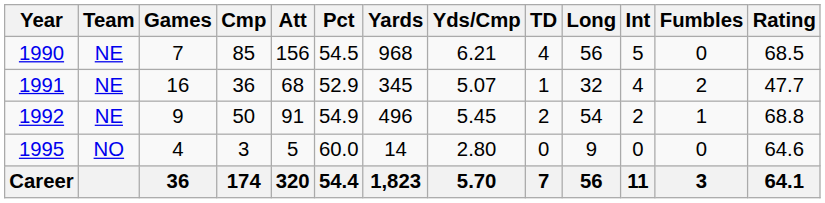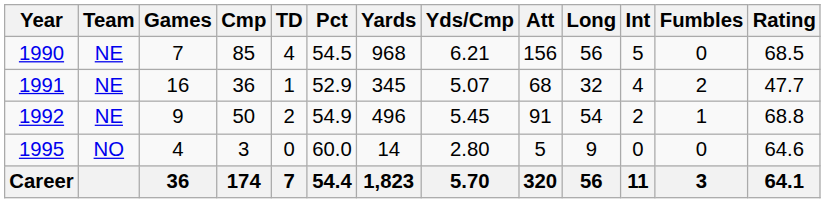columns swapped: (293, 20) <-> (544, 20)
